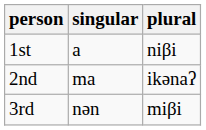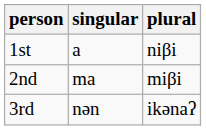(172, 79) ikənaʔ -> (164, 79) miβi
(164, 109) miβi -> (172, 109) ikənaʔ
